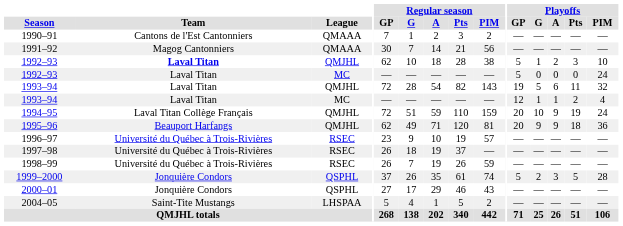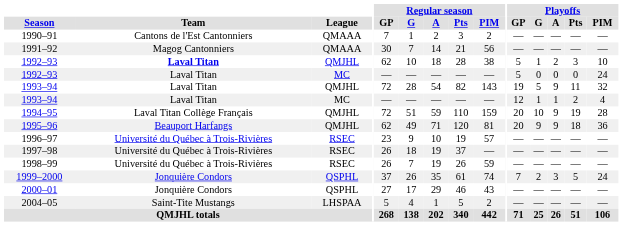(556, 87) 6 -> (556, 87) 9
(603, 112) 24 -> (603, 112) 28
(518, 176) 5 -> (518, 176) 7
(603, 176) 28 -> (603, 176) 24
